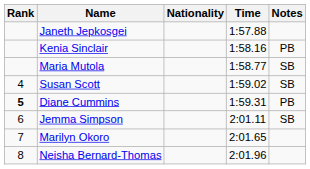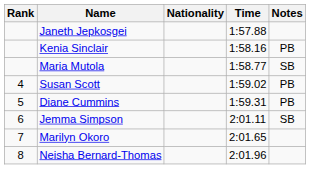(287, 84) SB -> (287, 84) PB
(21, 102) bold -> (21, 102) normal
